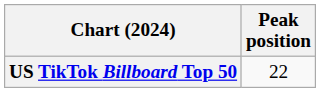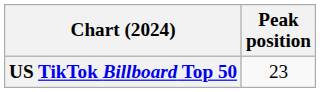(278, 71) 22 -> (278, 71) 23
